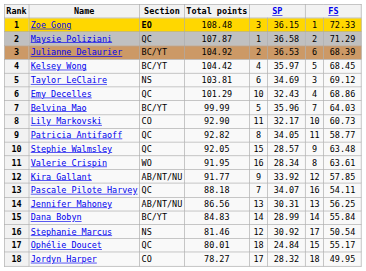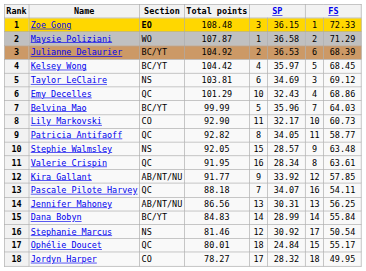(147, 39) QC -> (147, 39) WO
(147, 149) QC -> (147, 149) NS
(147, 163) WO -> (147, 163) QC
